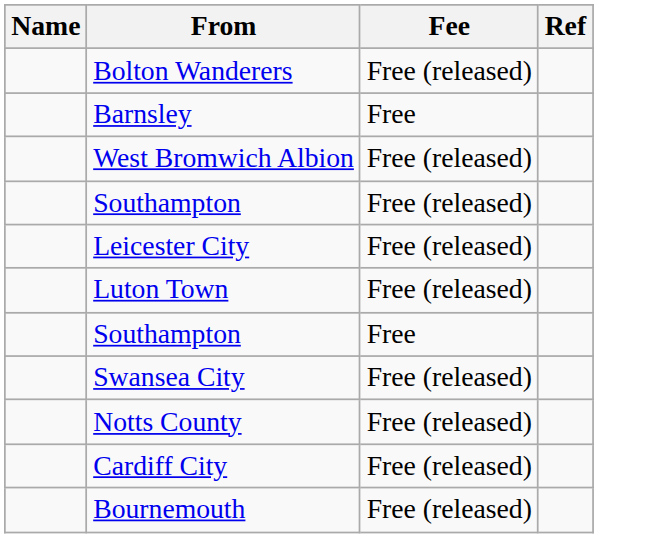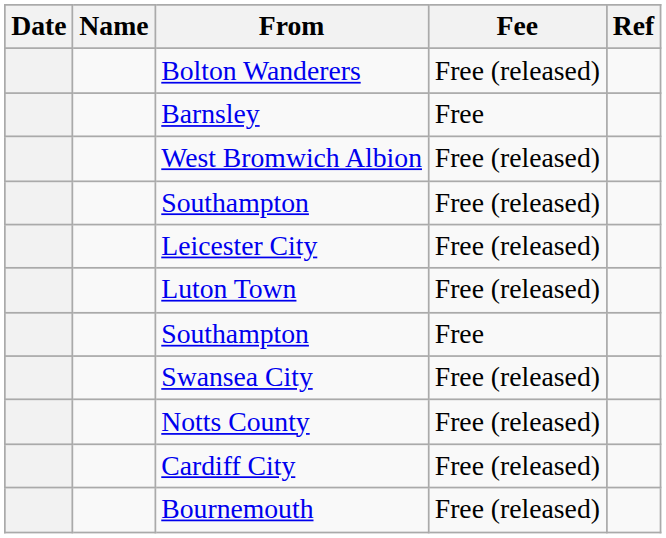+ column: (39, 26)
